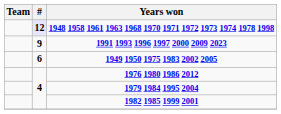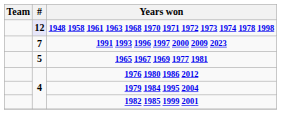(39, 43) 9 -> (39, 43) 7
- row: (161, 59)
+ row: (161, 59)
